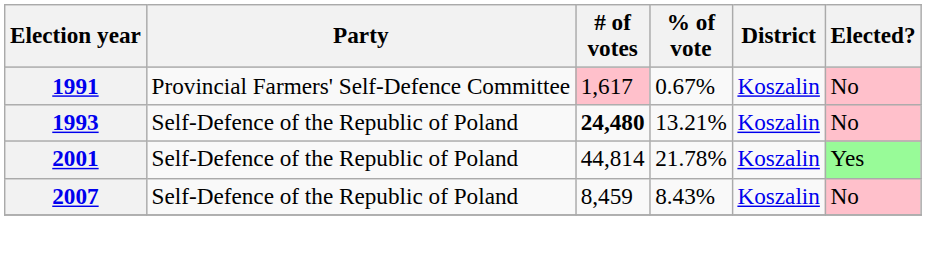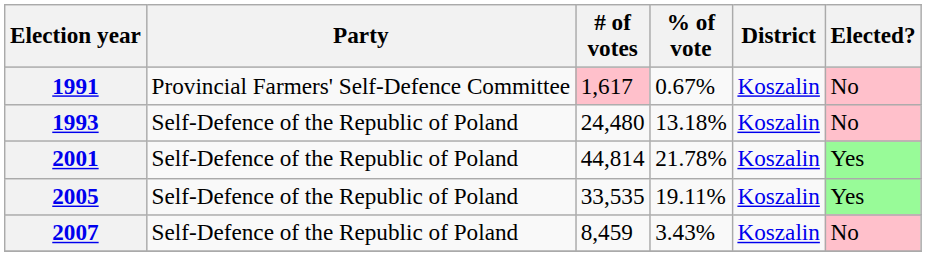(613, 122) bold -> (613, 122) normal
(691, 122) 13.21% -> (691, 122) 13.18%
+ row: (75, 196)
(685, 196) 8.43% -> (685, 232) 3.43%
